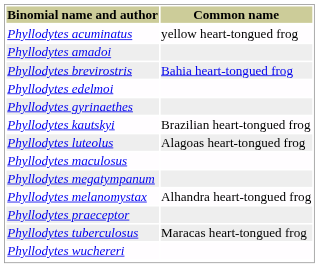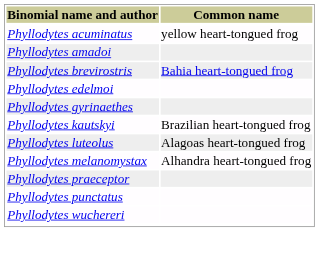- row: (67, 160)
- row: (81, 178)
+ row: (65, 196)
- row: (73, 232)
